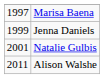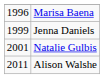(18, 13) 1997 -> (18, 13) 1996
